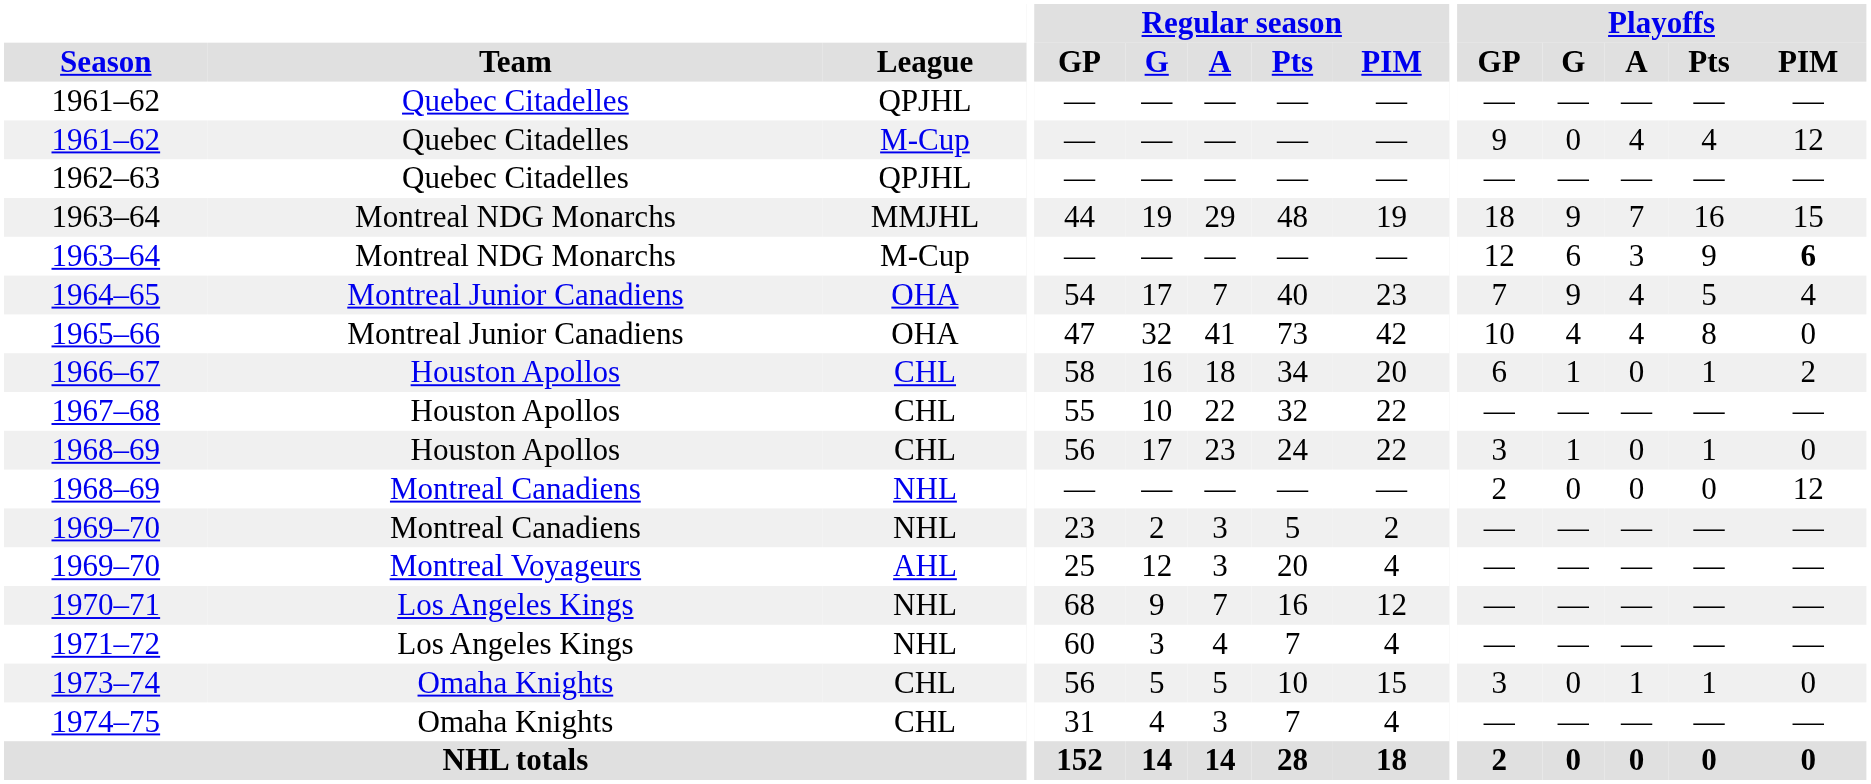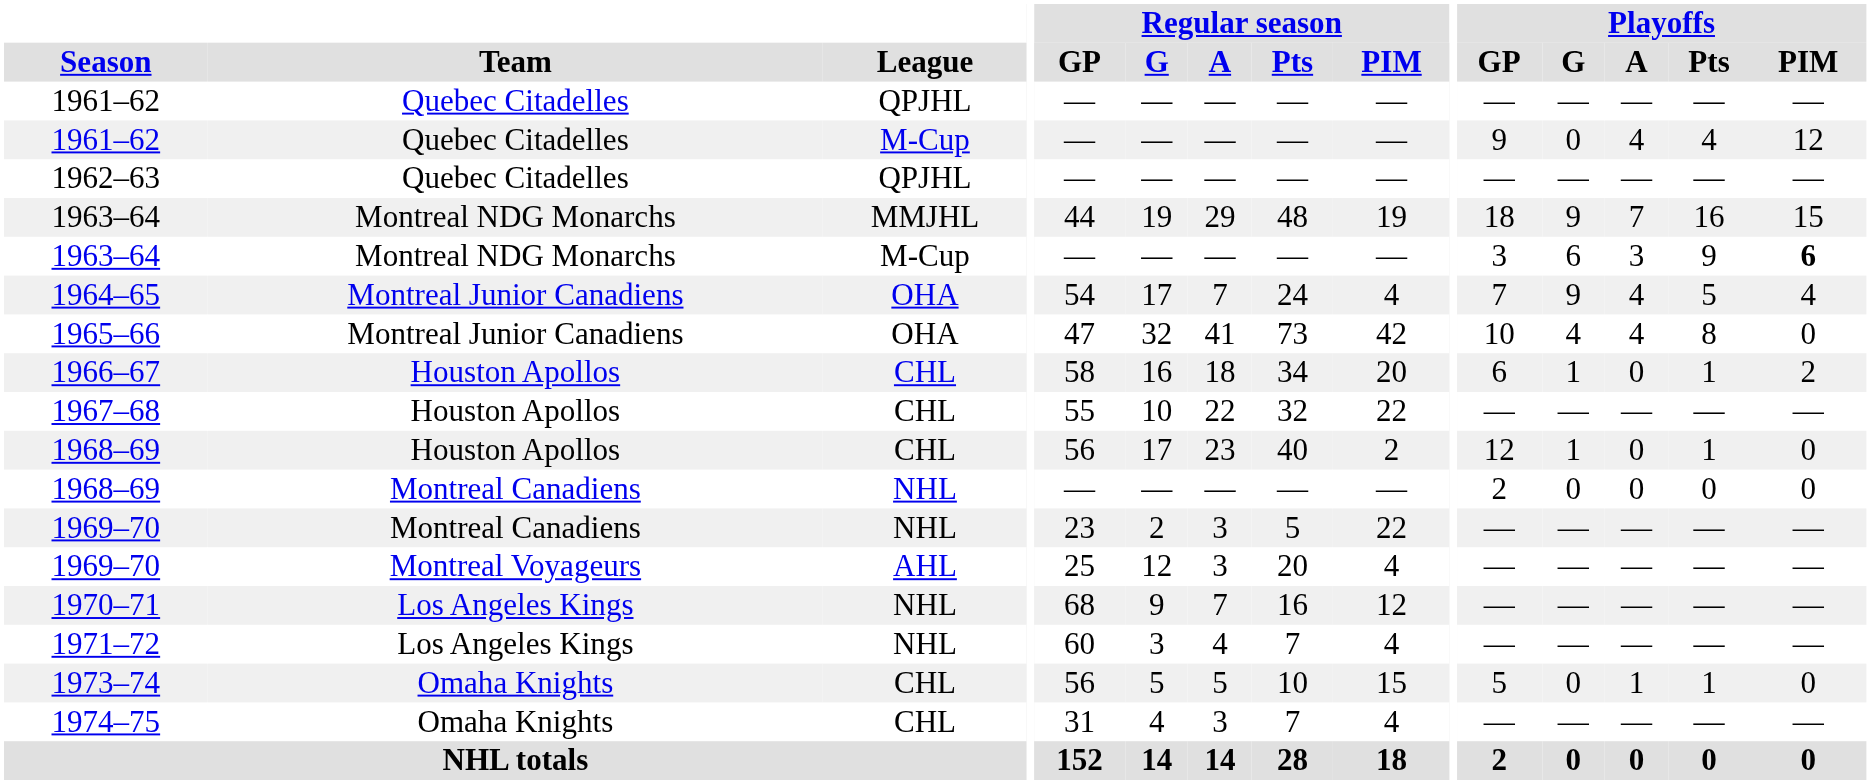(1499, 255) 12 -> (1499, 255) 3
(1292, 294) 40 -> (1292, 294) 24
(1392, 294) 23 -> (1392, 294) 4
(1292, 449) 24 -> (1292, 449) 40
(1392, 449) 22 -> (1392, 449) 2
(1499, 449) 3 -> (1499, 449) 12
(1808, 488) 12 -> (1808, 488) 0
(1392, 527) 2 -> (1392, 527) 22
(1499, 682) 3 -> (1499, 682) 5
